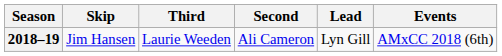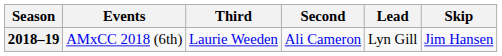columns swapped: (101, 16) <-> (435, 16)
